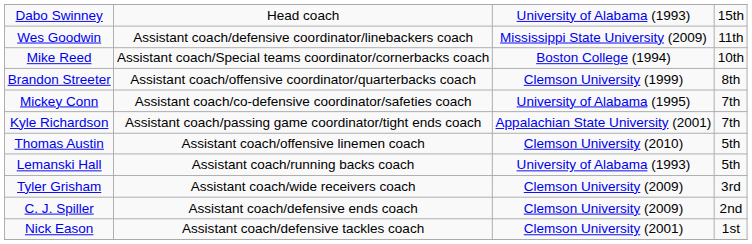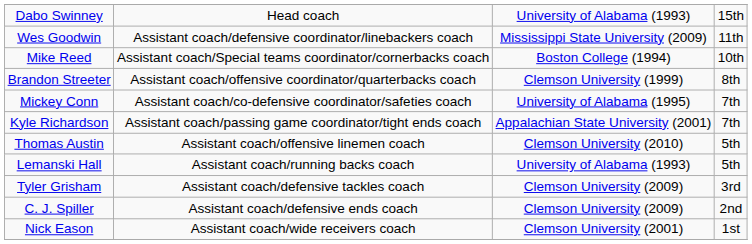(303, 187) Assistant coach/wide receivers coach -> (303, 187) Assistant coach/defensive tackles coach
(303, 229) Assistant coach/defensive tackles coach -> (303, 229) Assistant coach/wide receivers coach
